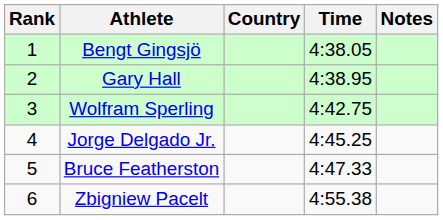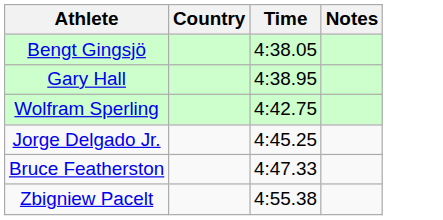- column: (32, 19)
